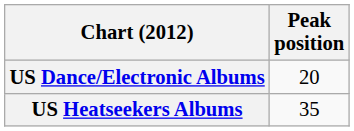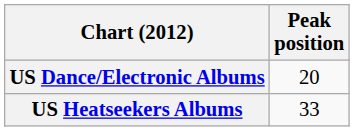(309, 109) 35 -> (309, 109) 33
